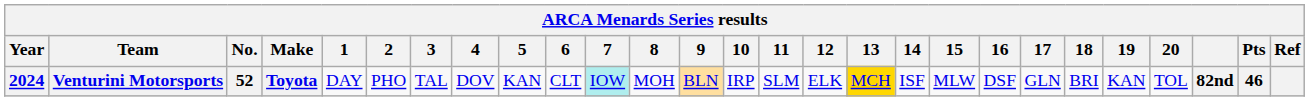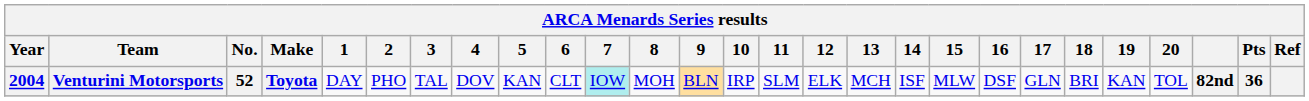(27, 80) 2024 -> (27, 80) 2004
(871, 80) gold background -> (871, 80) no background
(1254, 80) 46 -> (1254, 80) 36
